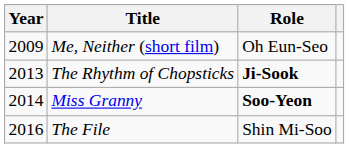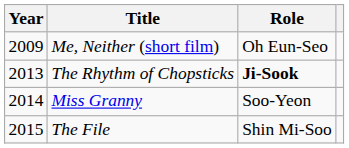(277, 101) bold -> (277, 101) normal
(26, 128) 2016 -> (26, 128) 2015
